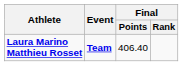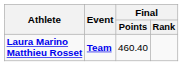(133, 48) 406.40 -> (133, 48) 460.40
